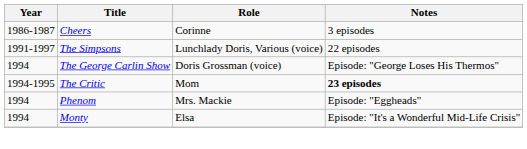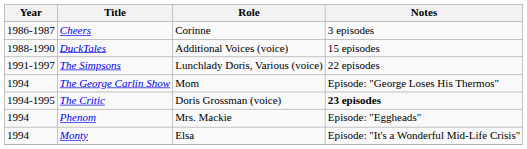+ row: (83, 48)
(228, 65) Doris Grossman (voice) -> (187, 83) Mom
(187, 83) Mom -> (228, 100) Doris Grossman (voice)
